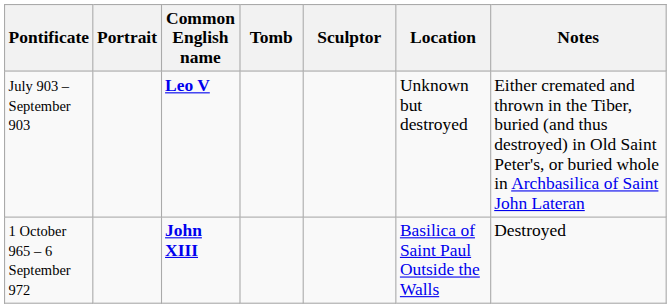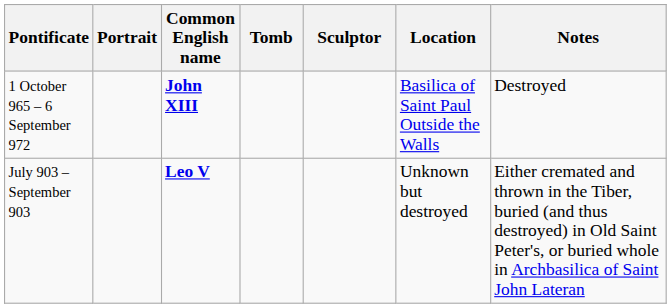rows swapped: (40, 105) <-> (40, 261)
